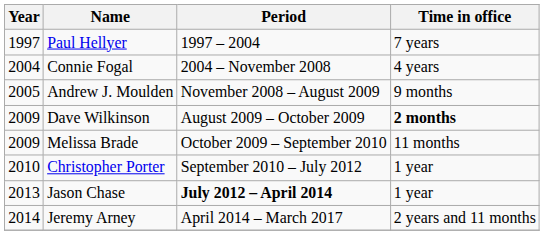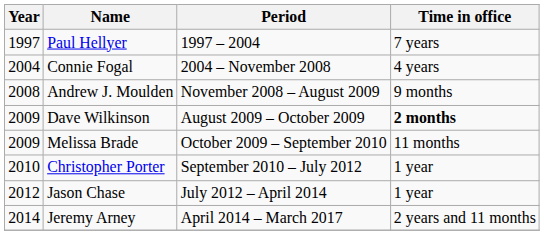(24, 92) 2005 -> (24, 92) 2008
(24, 192) 2013 -> (24, 192) 2012
(256, 192) bold -> (254, 192) normal
